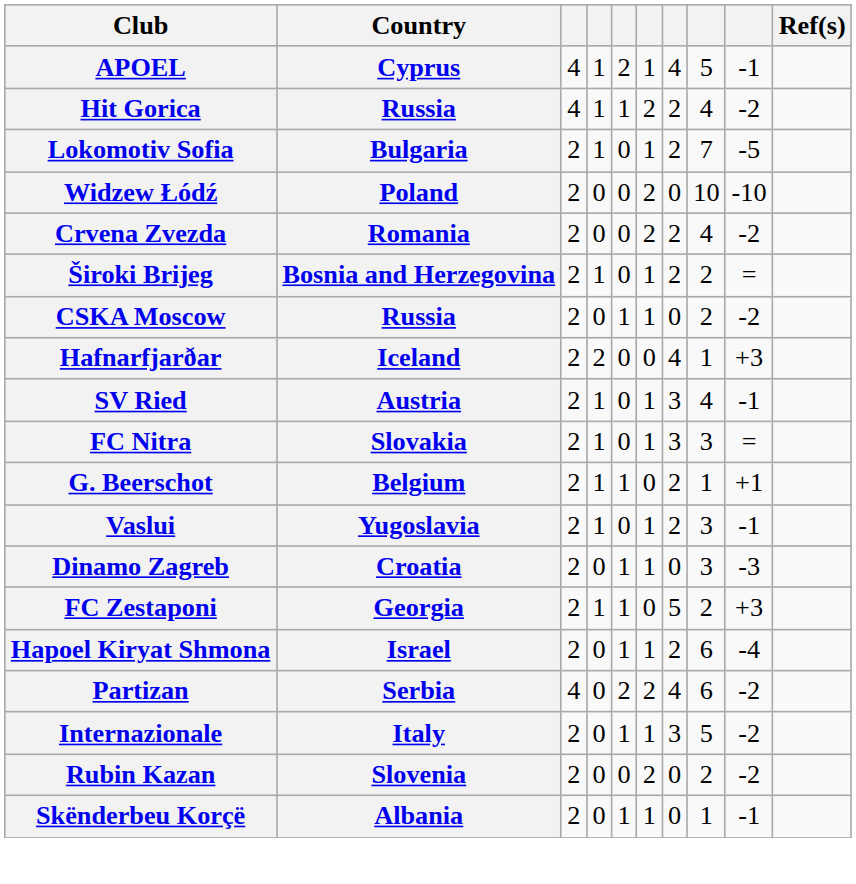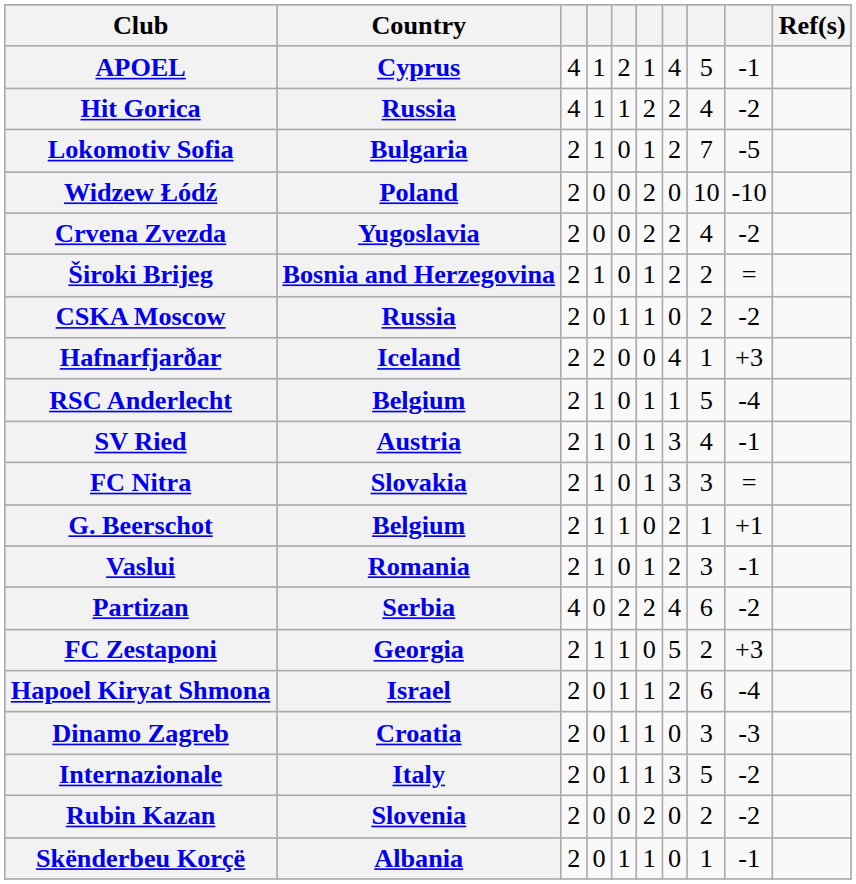(419, 233) Romania -> (419, 233) Yugoslavia
+ row: (141, 399)
(419, 524) Yugoslavia -> (419, 566) Romania
rows swapped: (141, 566) <-> (141, 691)
